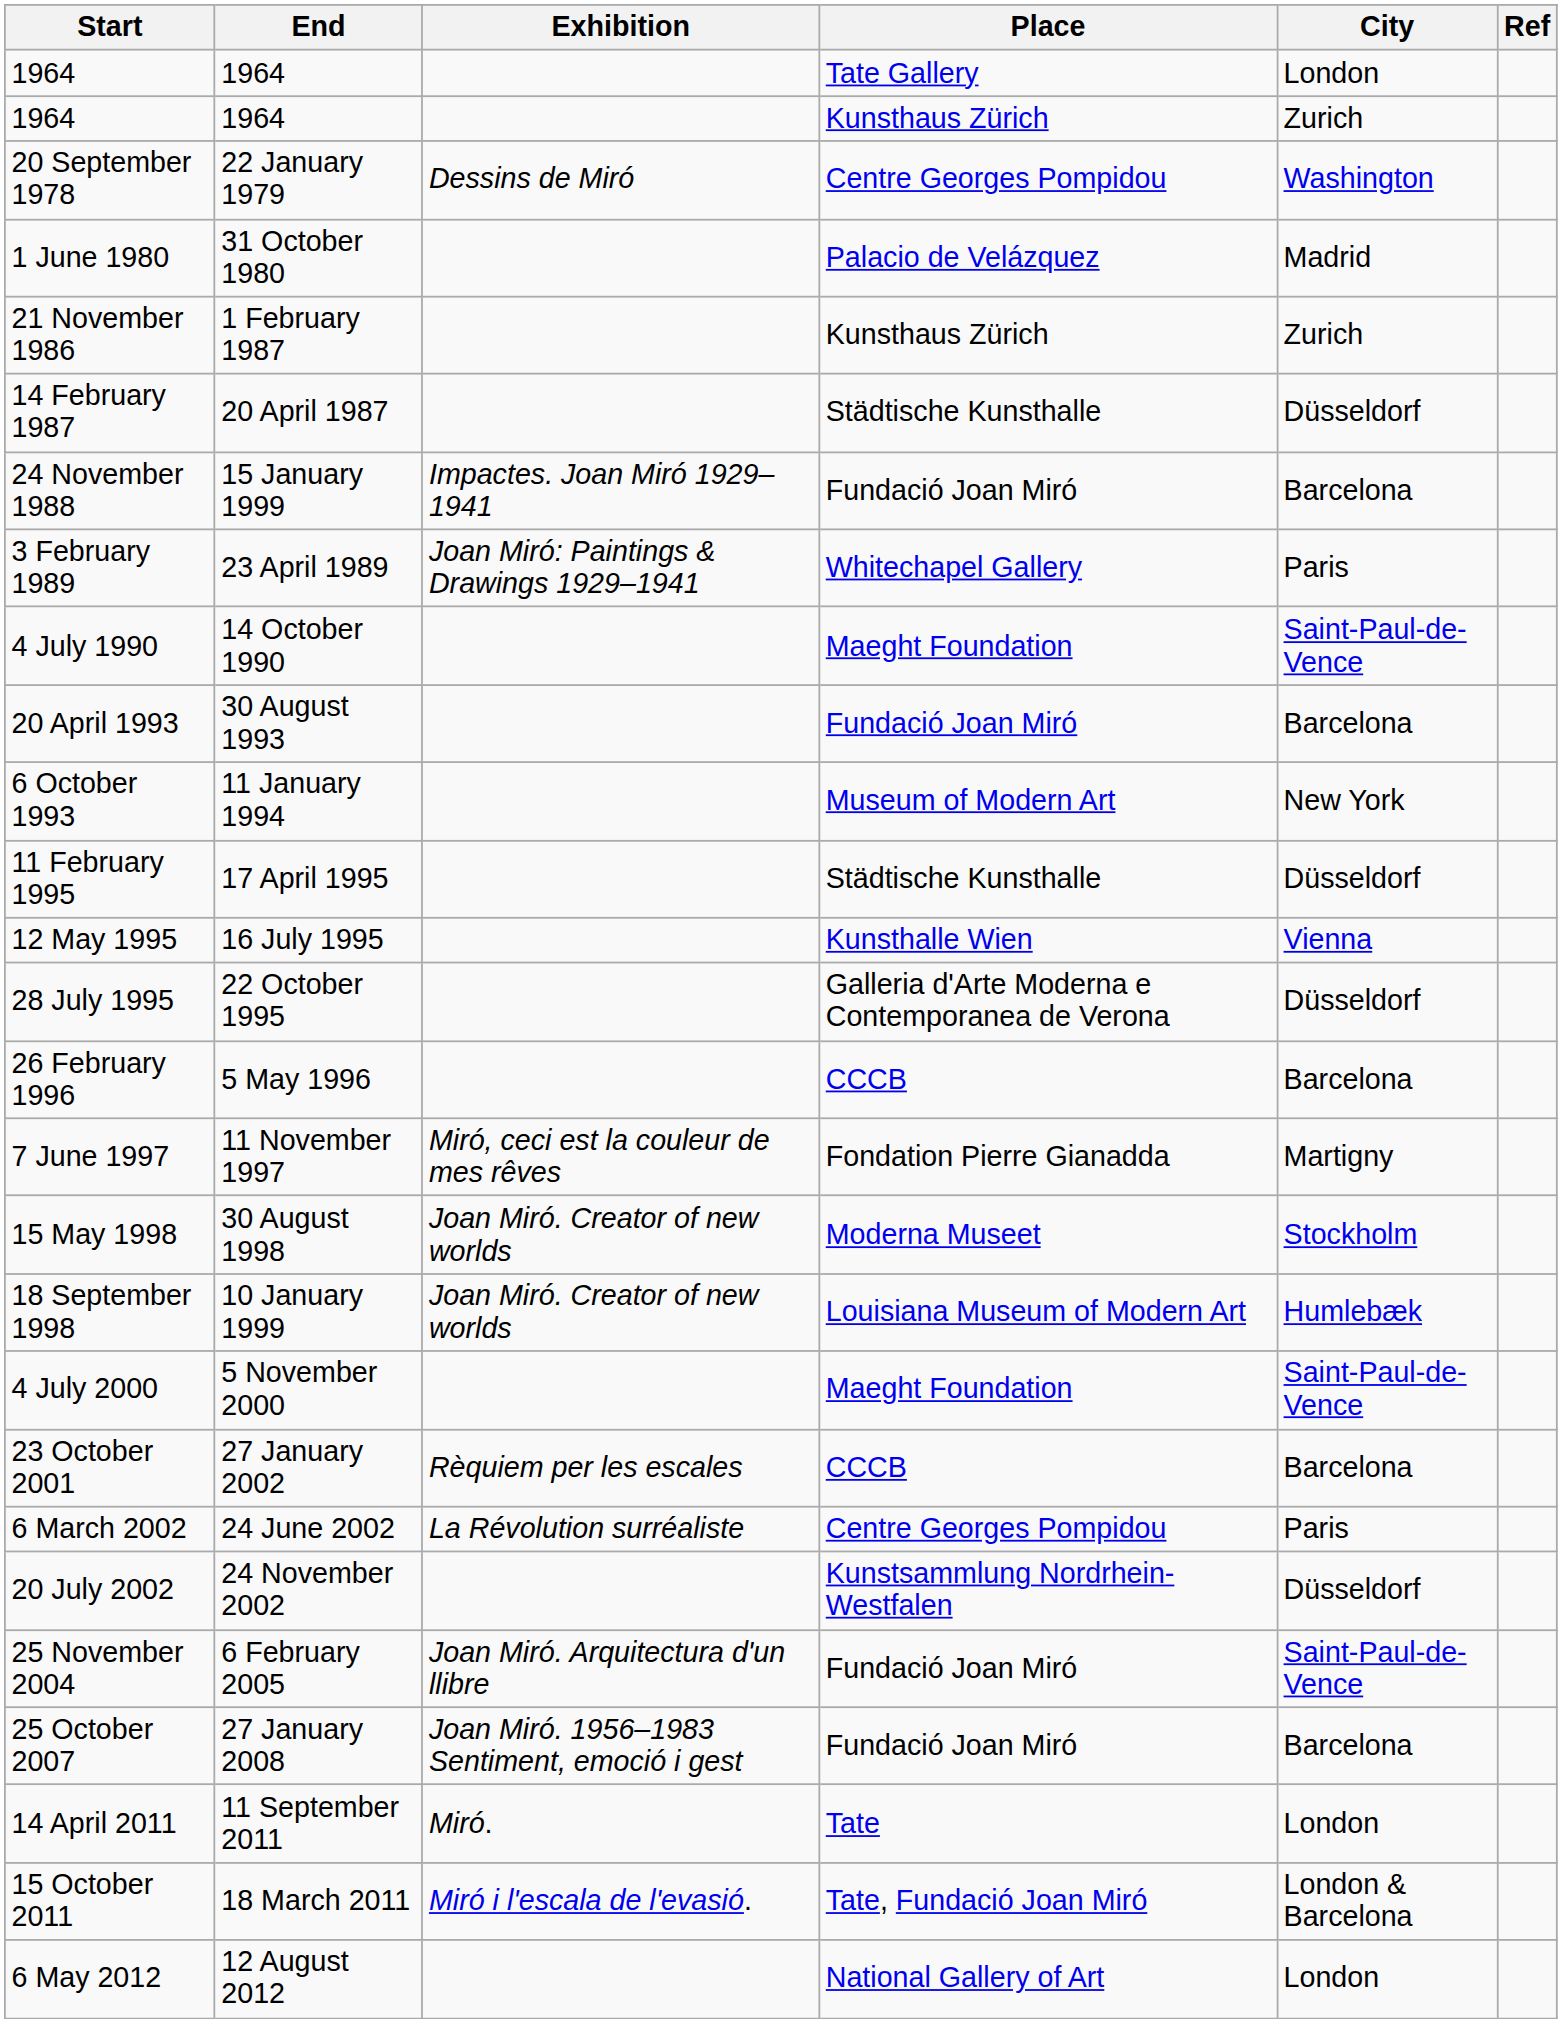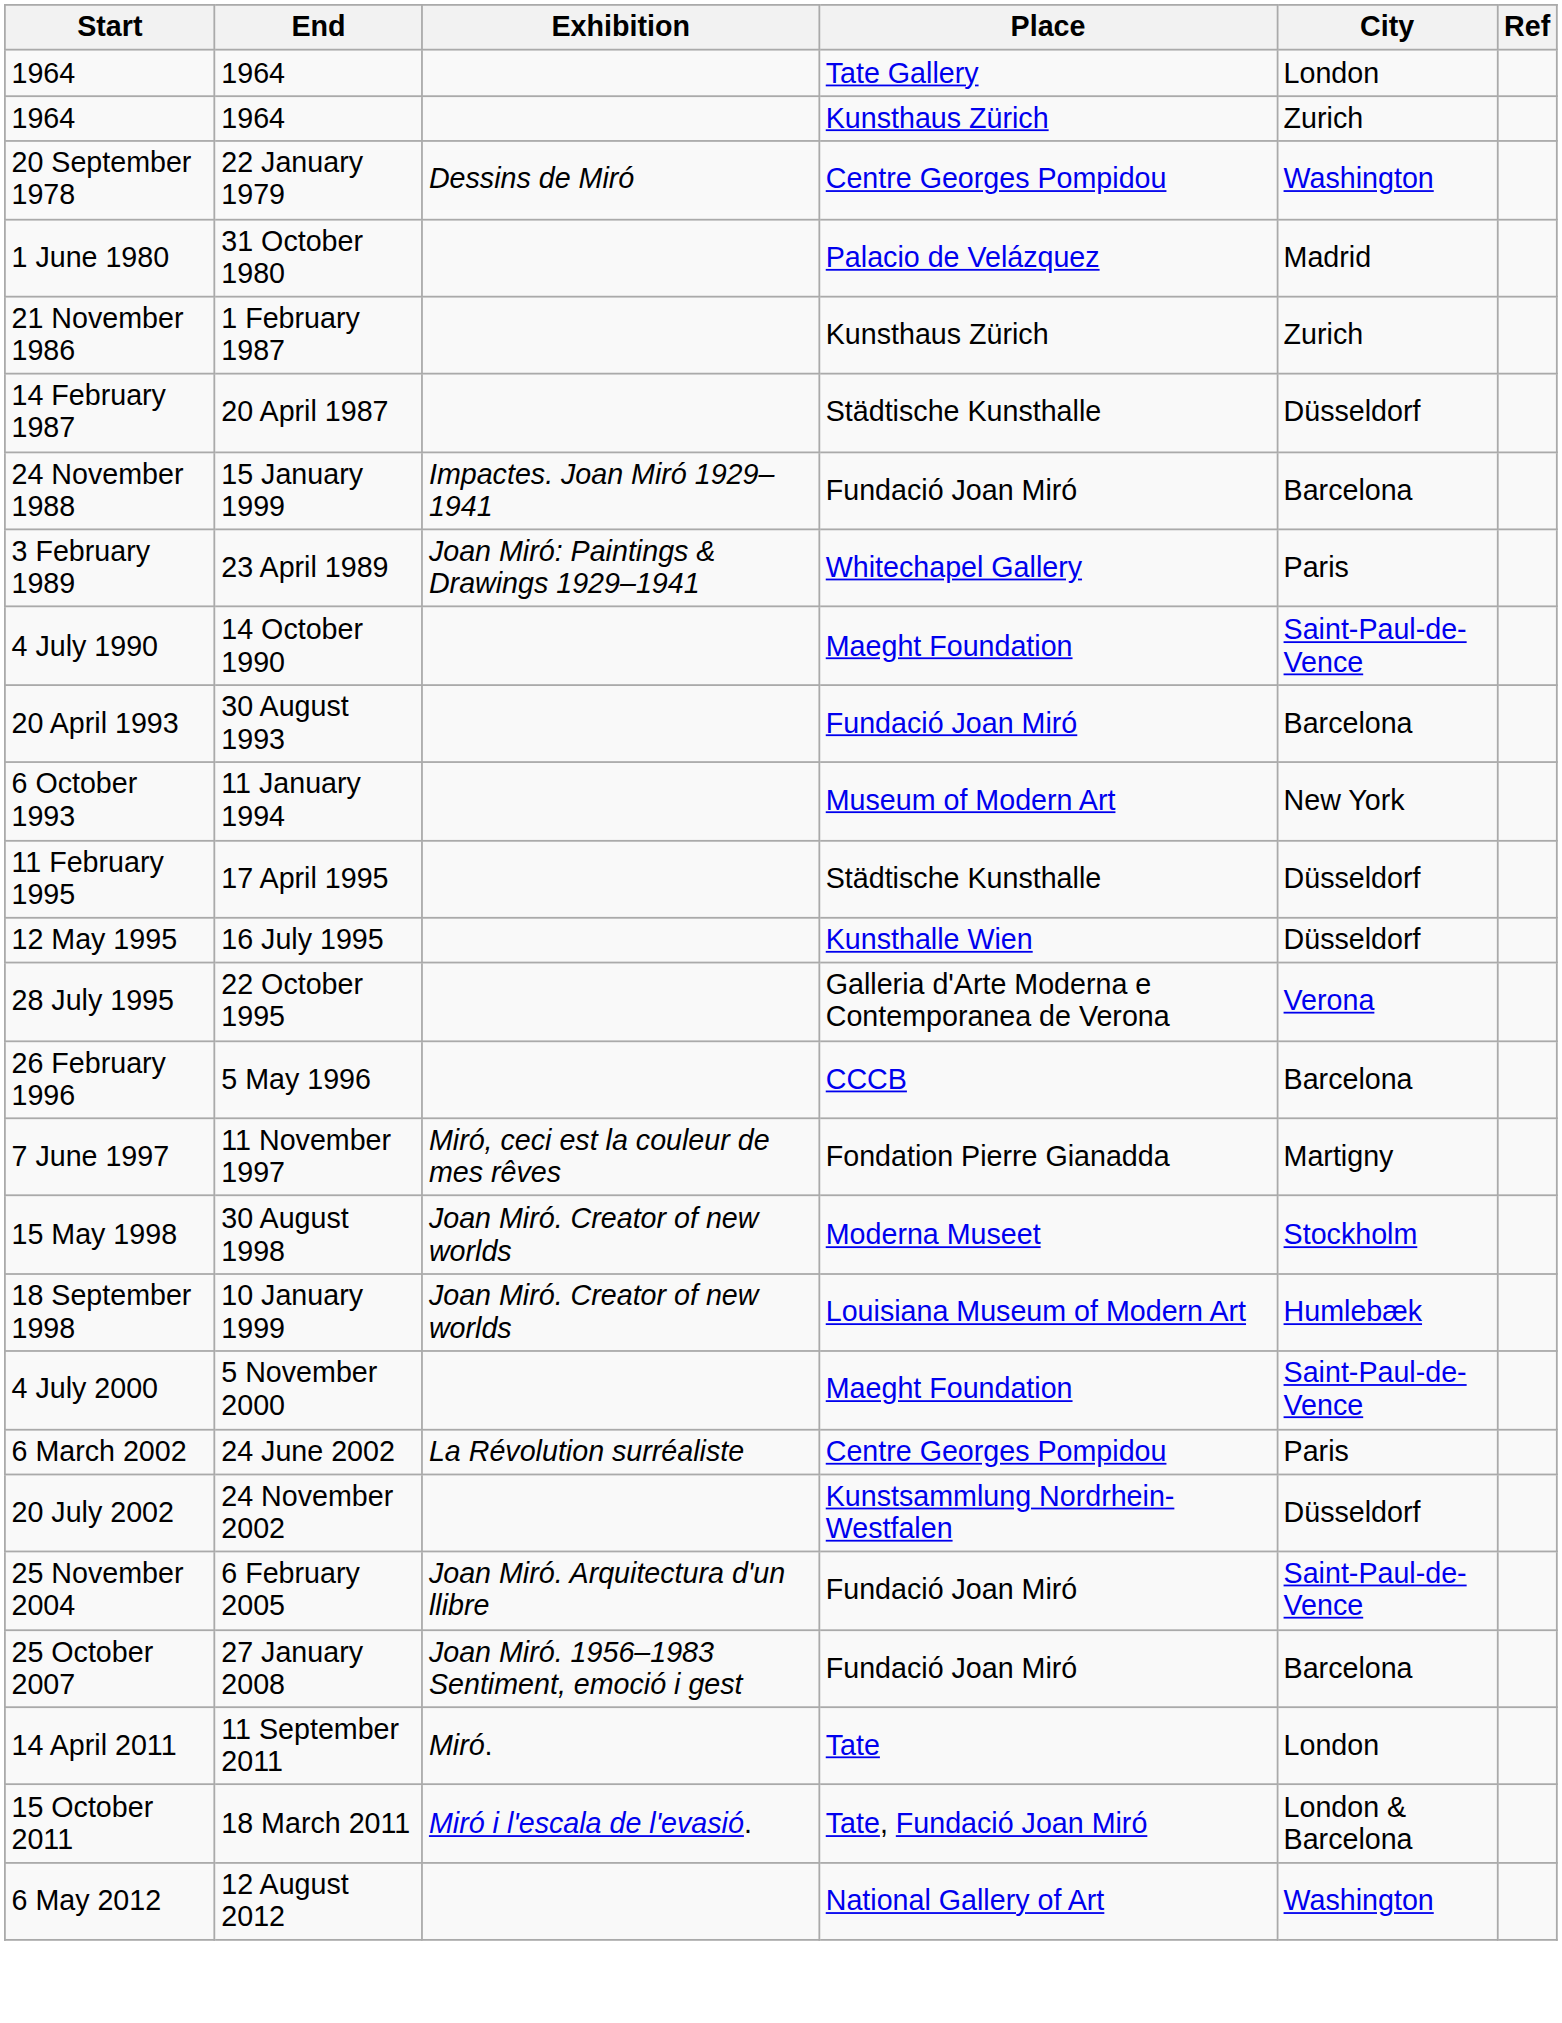(1328, 939) Vienna -> (1352, 939) Düsseldorf
(1352, 1001) Düsseldorf -> (1329, 1001) Verona
- row: (82, 1467)
(1331, 1978) London -> (1359, 1900) Washington
